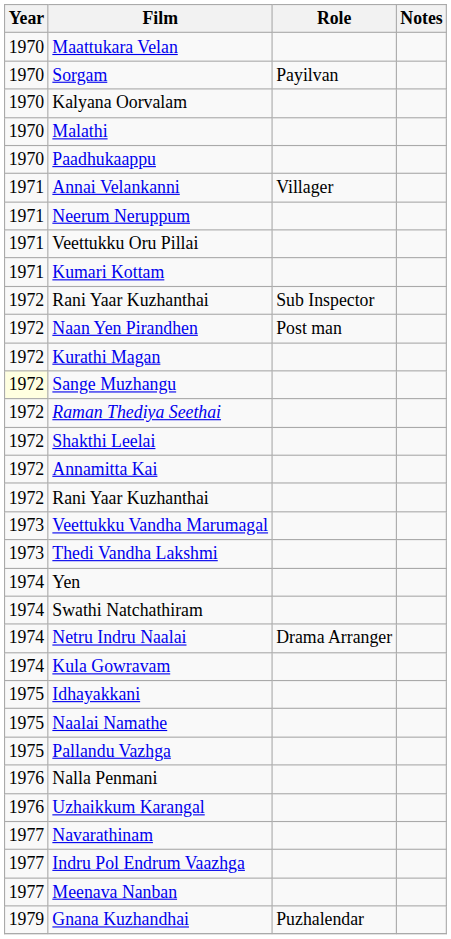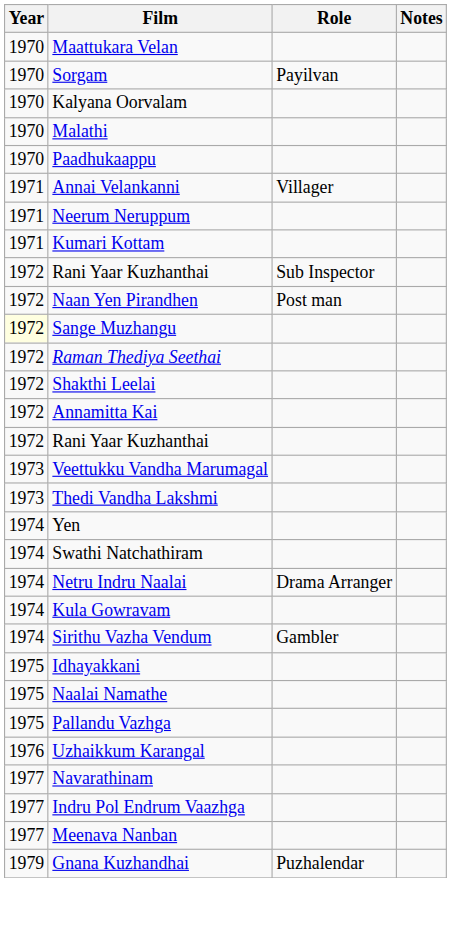- row: (125, 243)
- row: (106, 356)
+ row: (132, 638)
- row: (105, 779)
